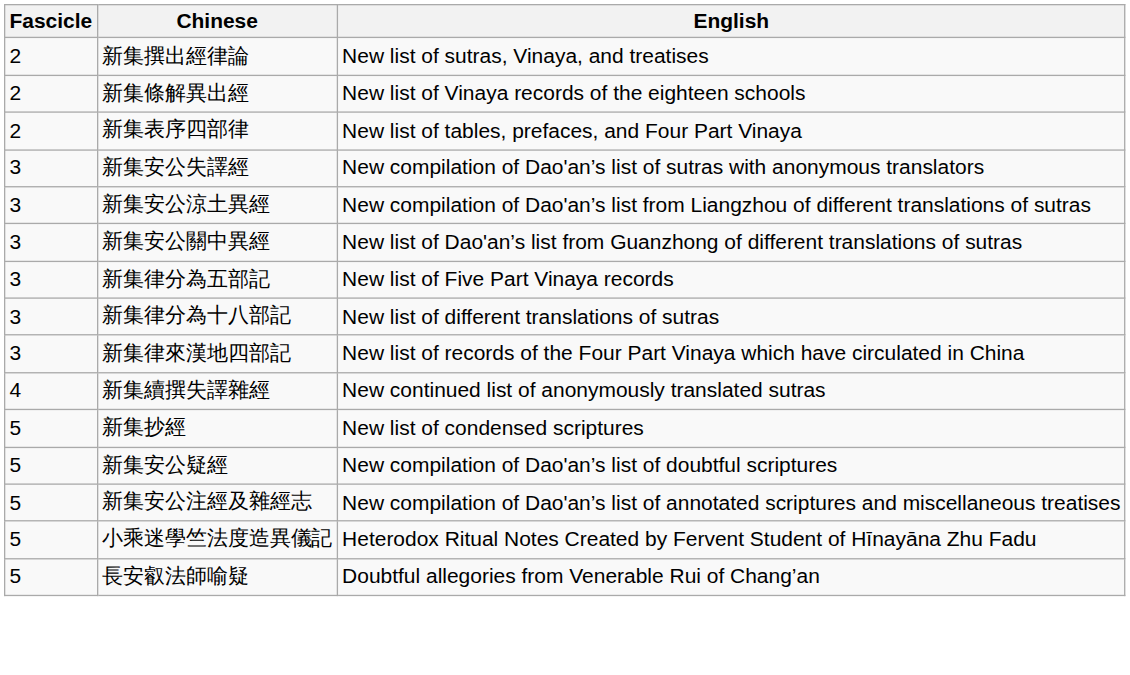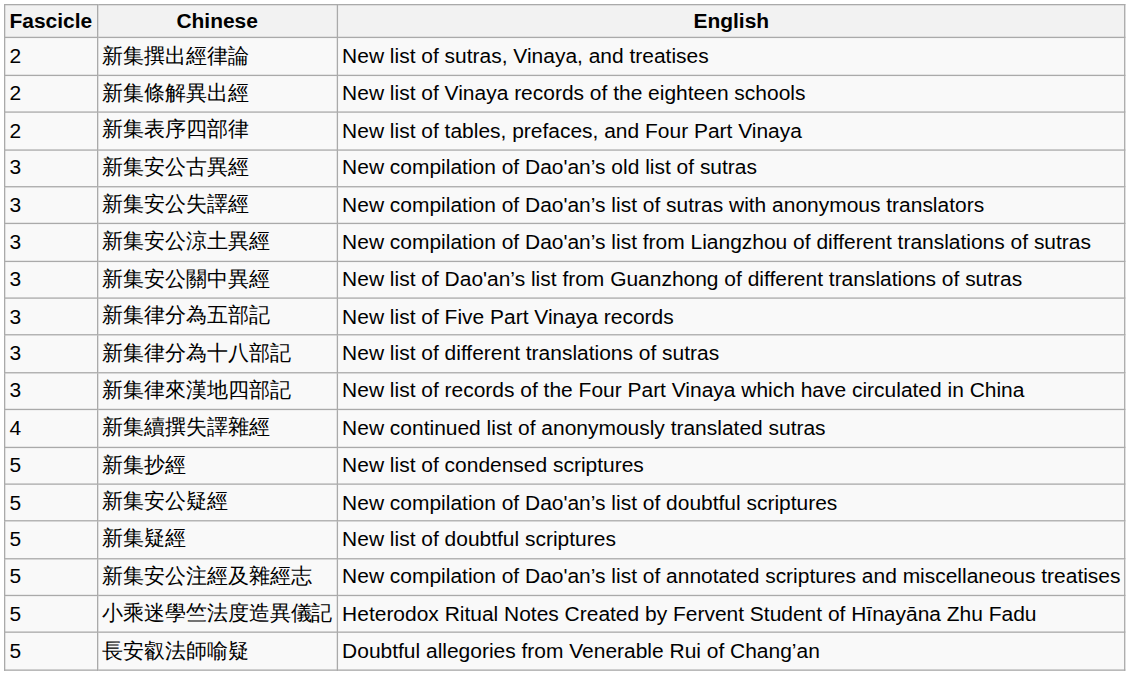+ row: (175, 167)
+ row: (144, 538)
